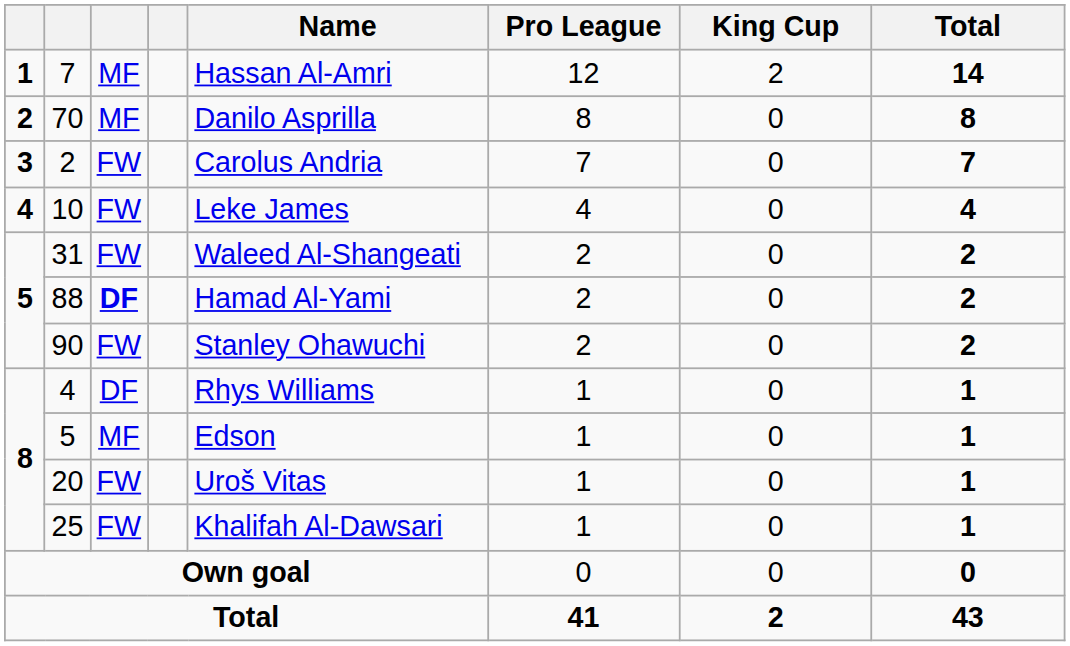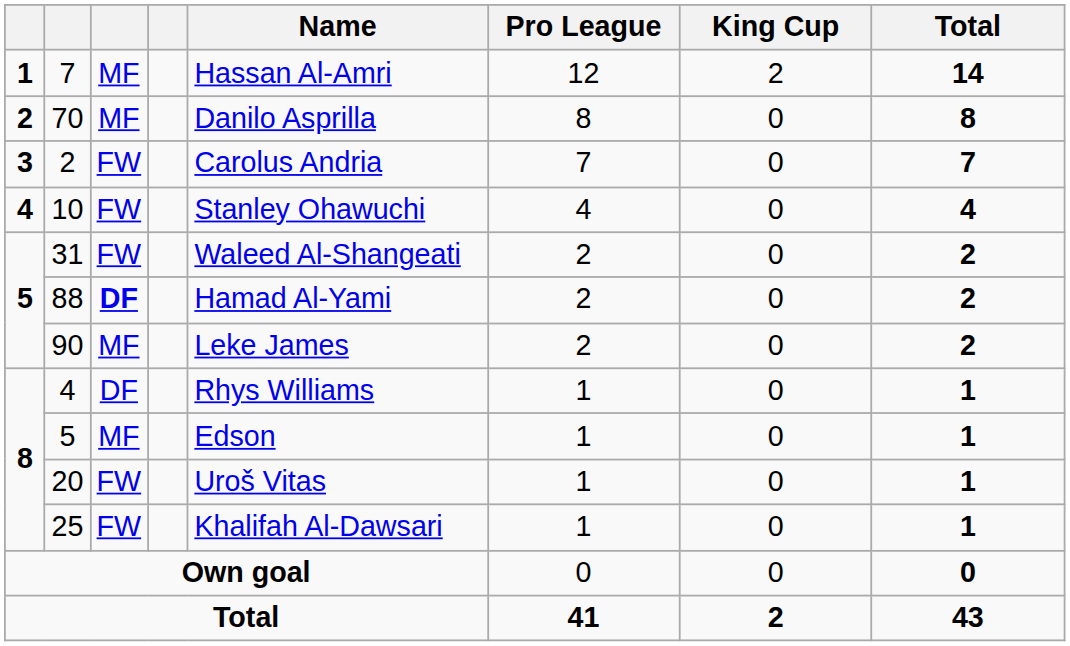(272, 208) Leke James -> (310, 208) Stanley Ohawuchi
(119, 345) FW -> (119, 345) MF
(310, 345) Stanley Ohawuchi -> (272, 345) Leke James
